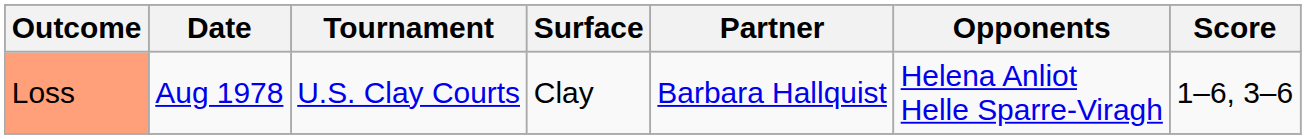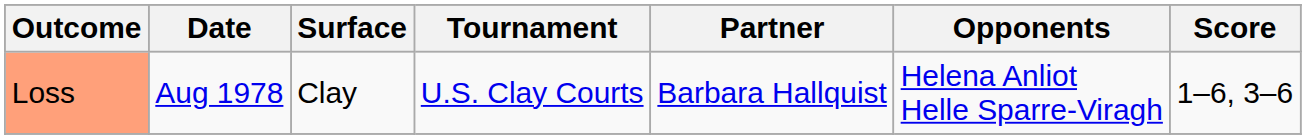columns swapped: (409, 28) <-> (589, 28)
